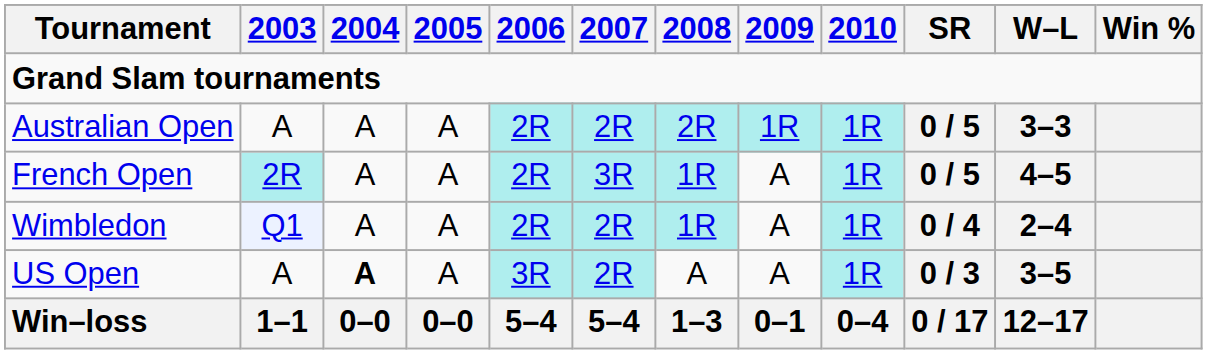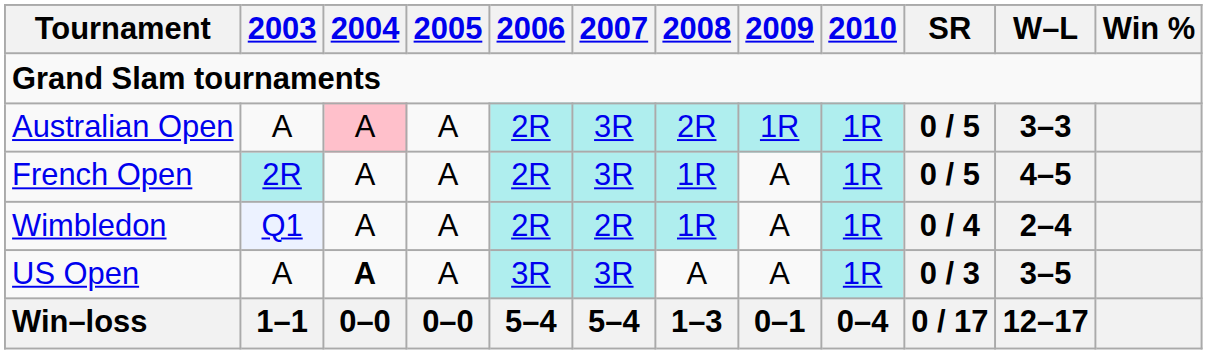(365, 126) no background -> (365, 126) pink background
(614, 126) 2R -> (614, 126) 3R
(614, 273) 2R -> (614, 273) 3R
